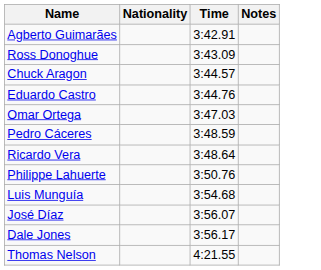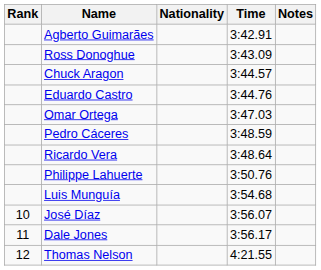+ column: (23, 14)
